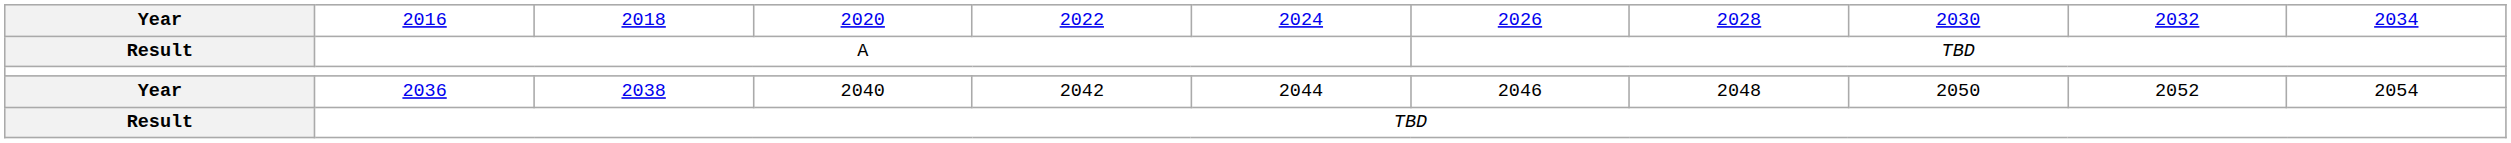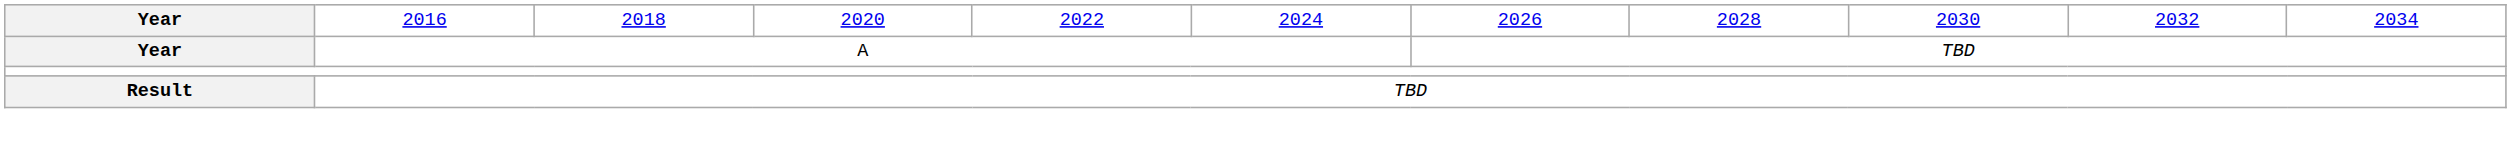(160, 51) Result -> (160, 51) Year
- row: (425, 91)
